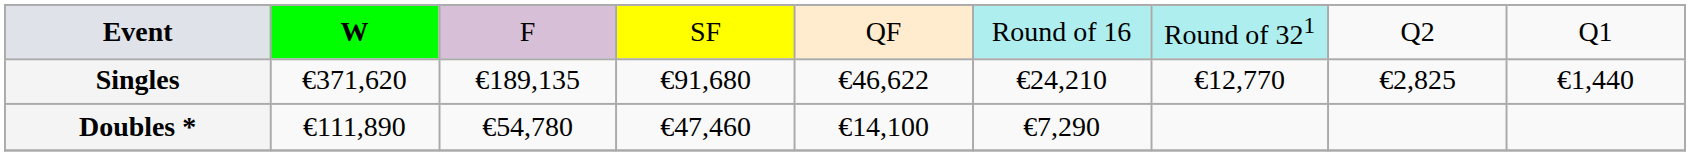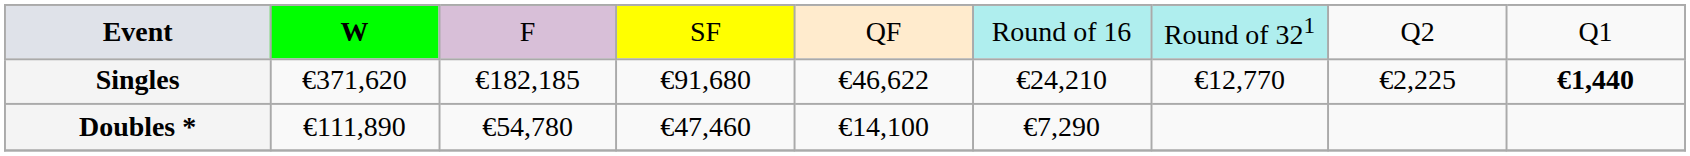(528, 81) €189,135 -> (528, 81) €182,185
(1418, 81) €2,825 -> (1418, 81) €2,225
(1596, 81) normal -> (1596, 81) bold
